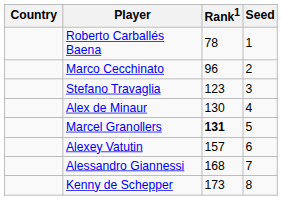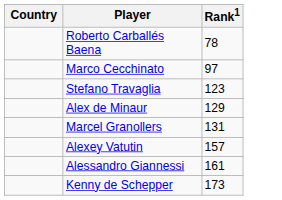- column: (260, 15)
(211, 69) 96 -> (211, 69) 97
(215, 108) 130 -> (215, 108) 129
(215, 127) bold -> (215, 127) normal
(215, 166) 168 -> (215, 166) 161
